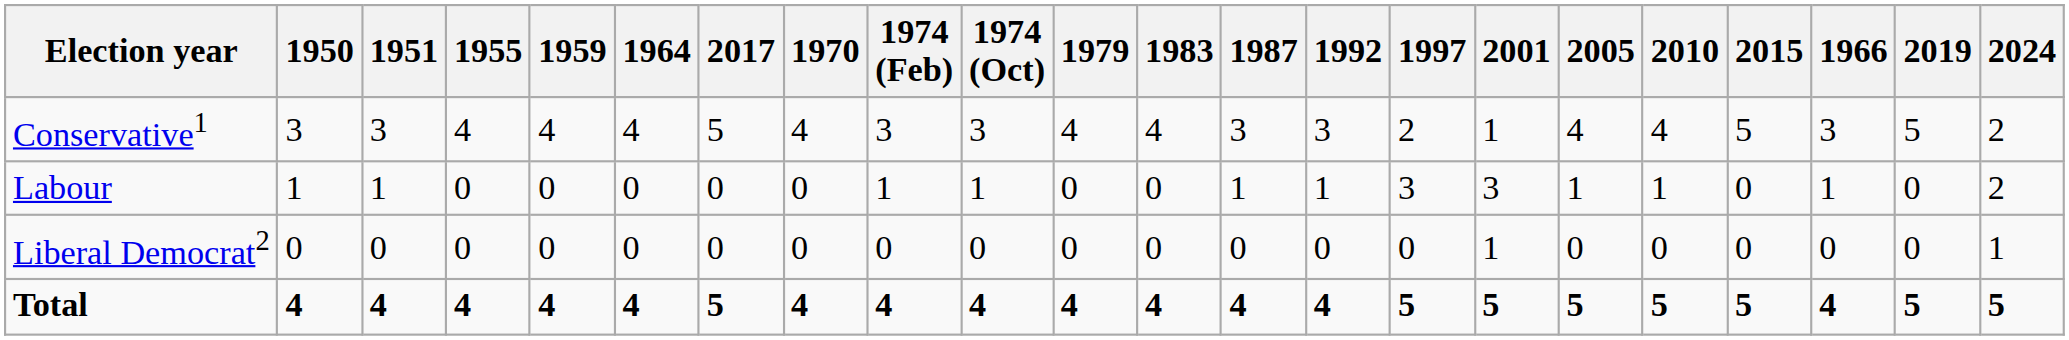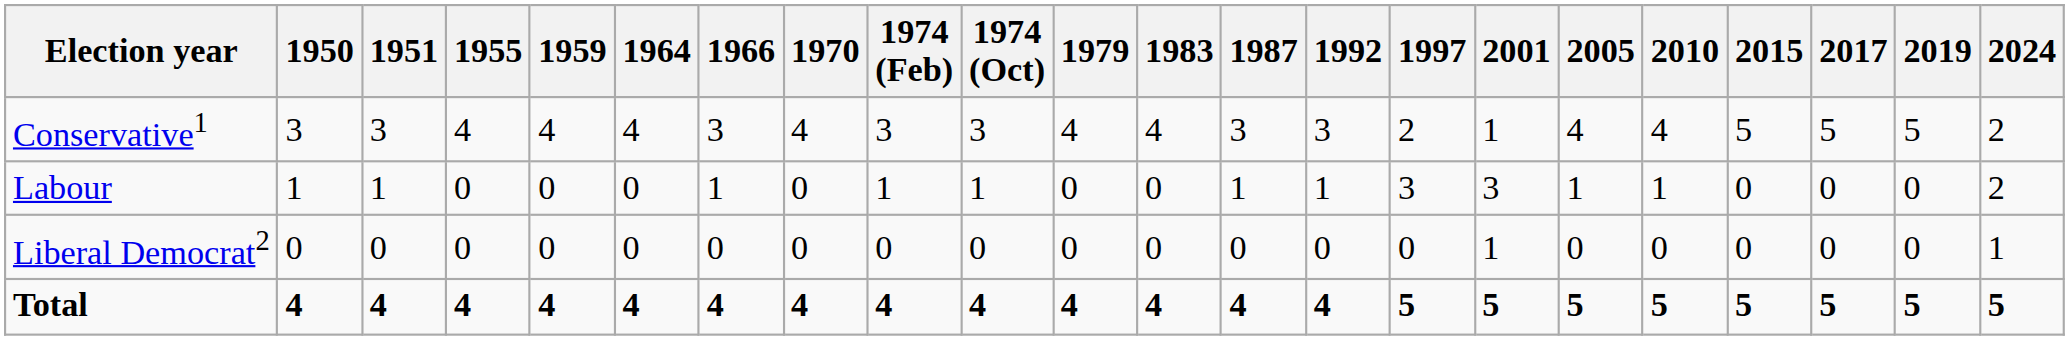columns swapped: (1853, 50) <-> (741, 50)
